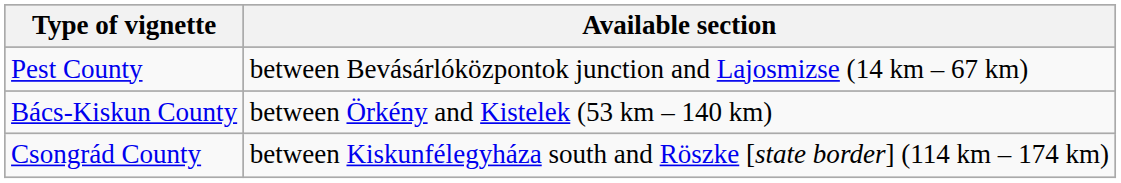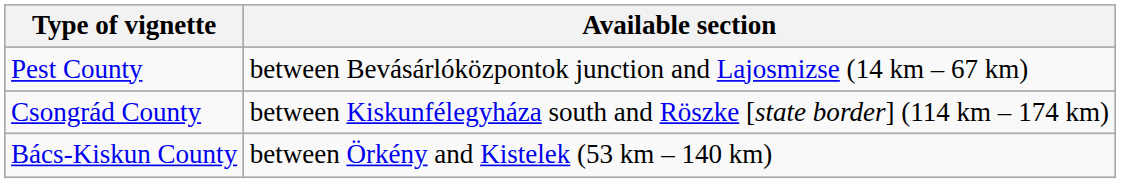rows swapped: (124, 111) <-> (106, 154)
